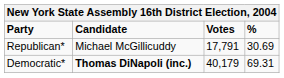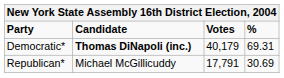rows swapped: (36, 64) <-> (36, 47)
